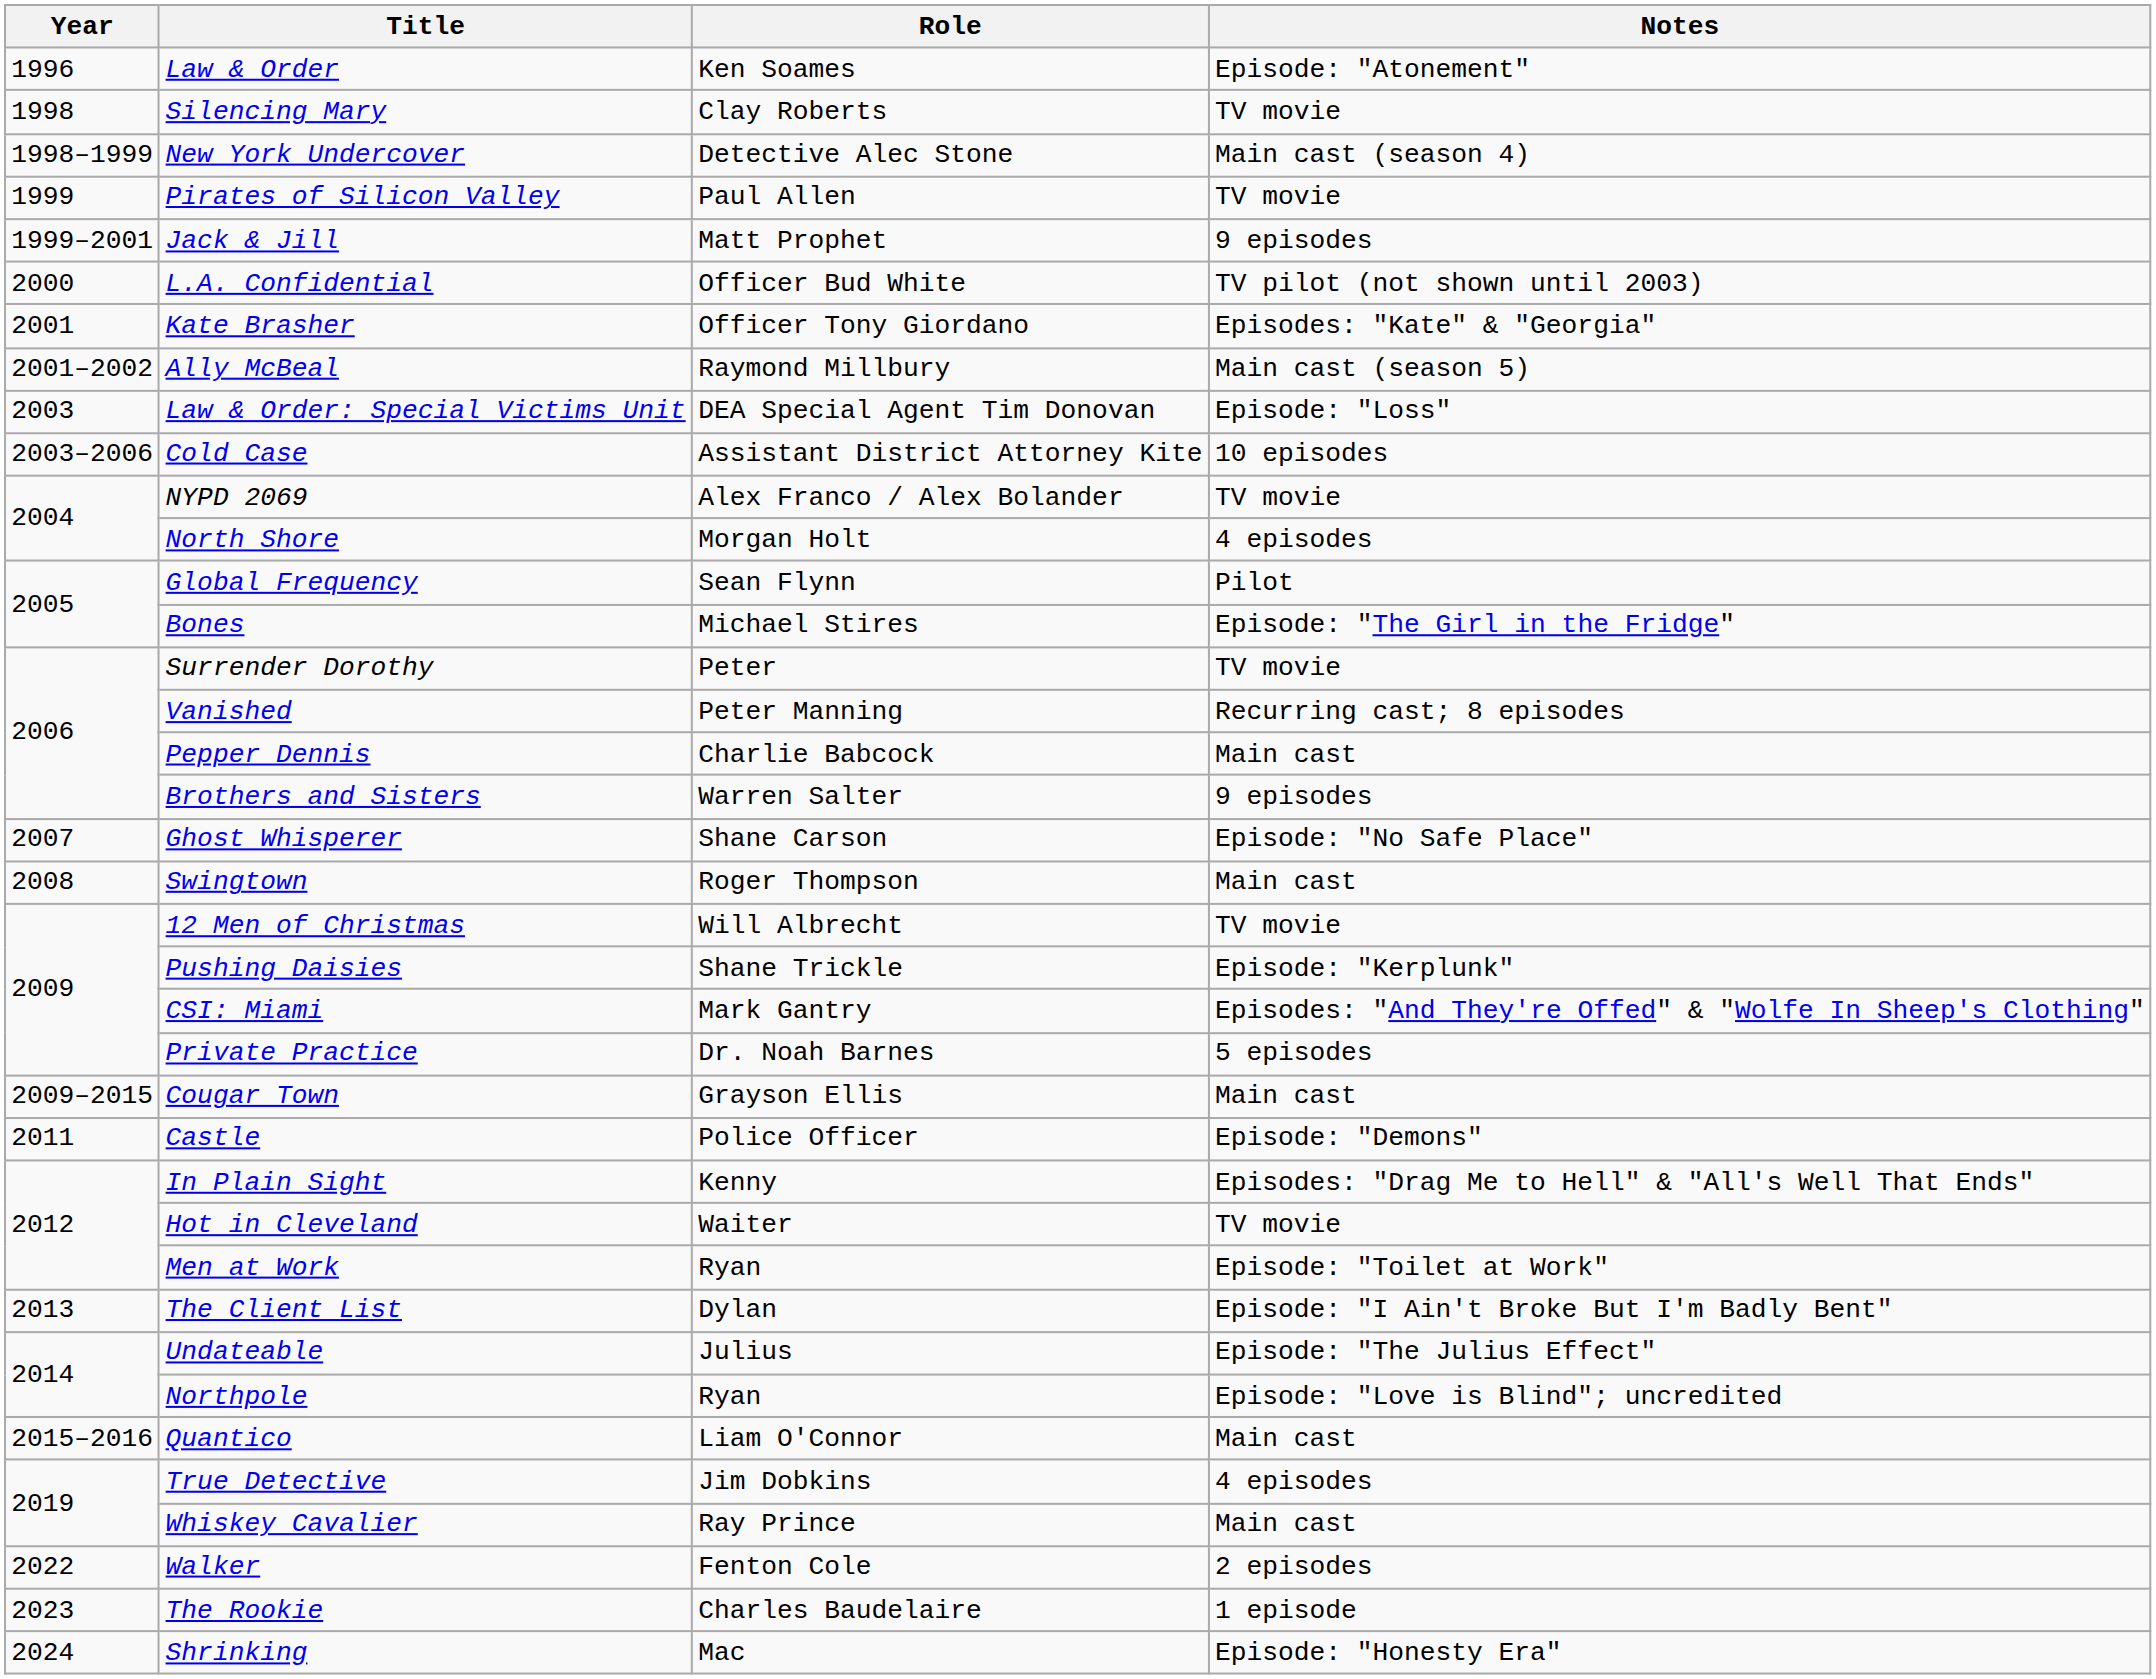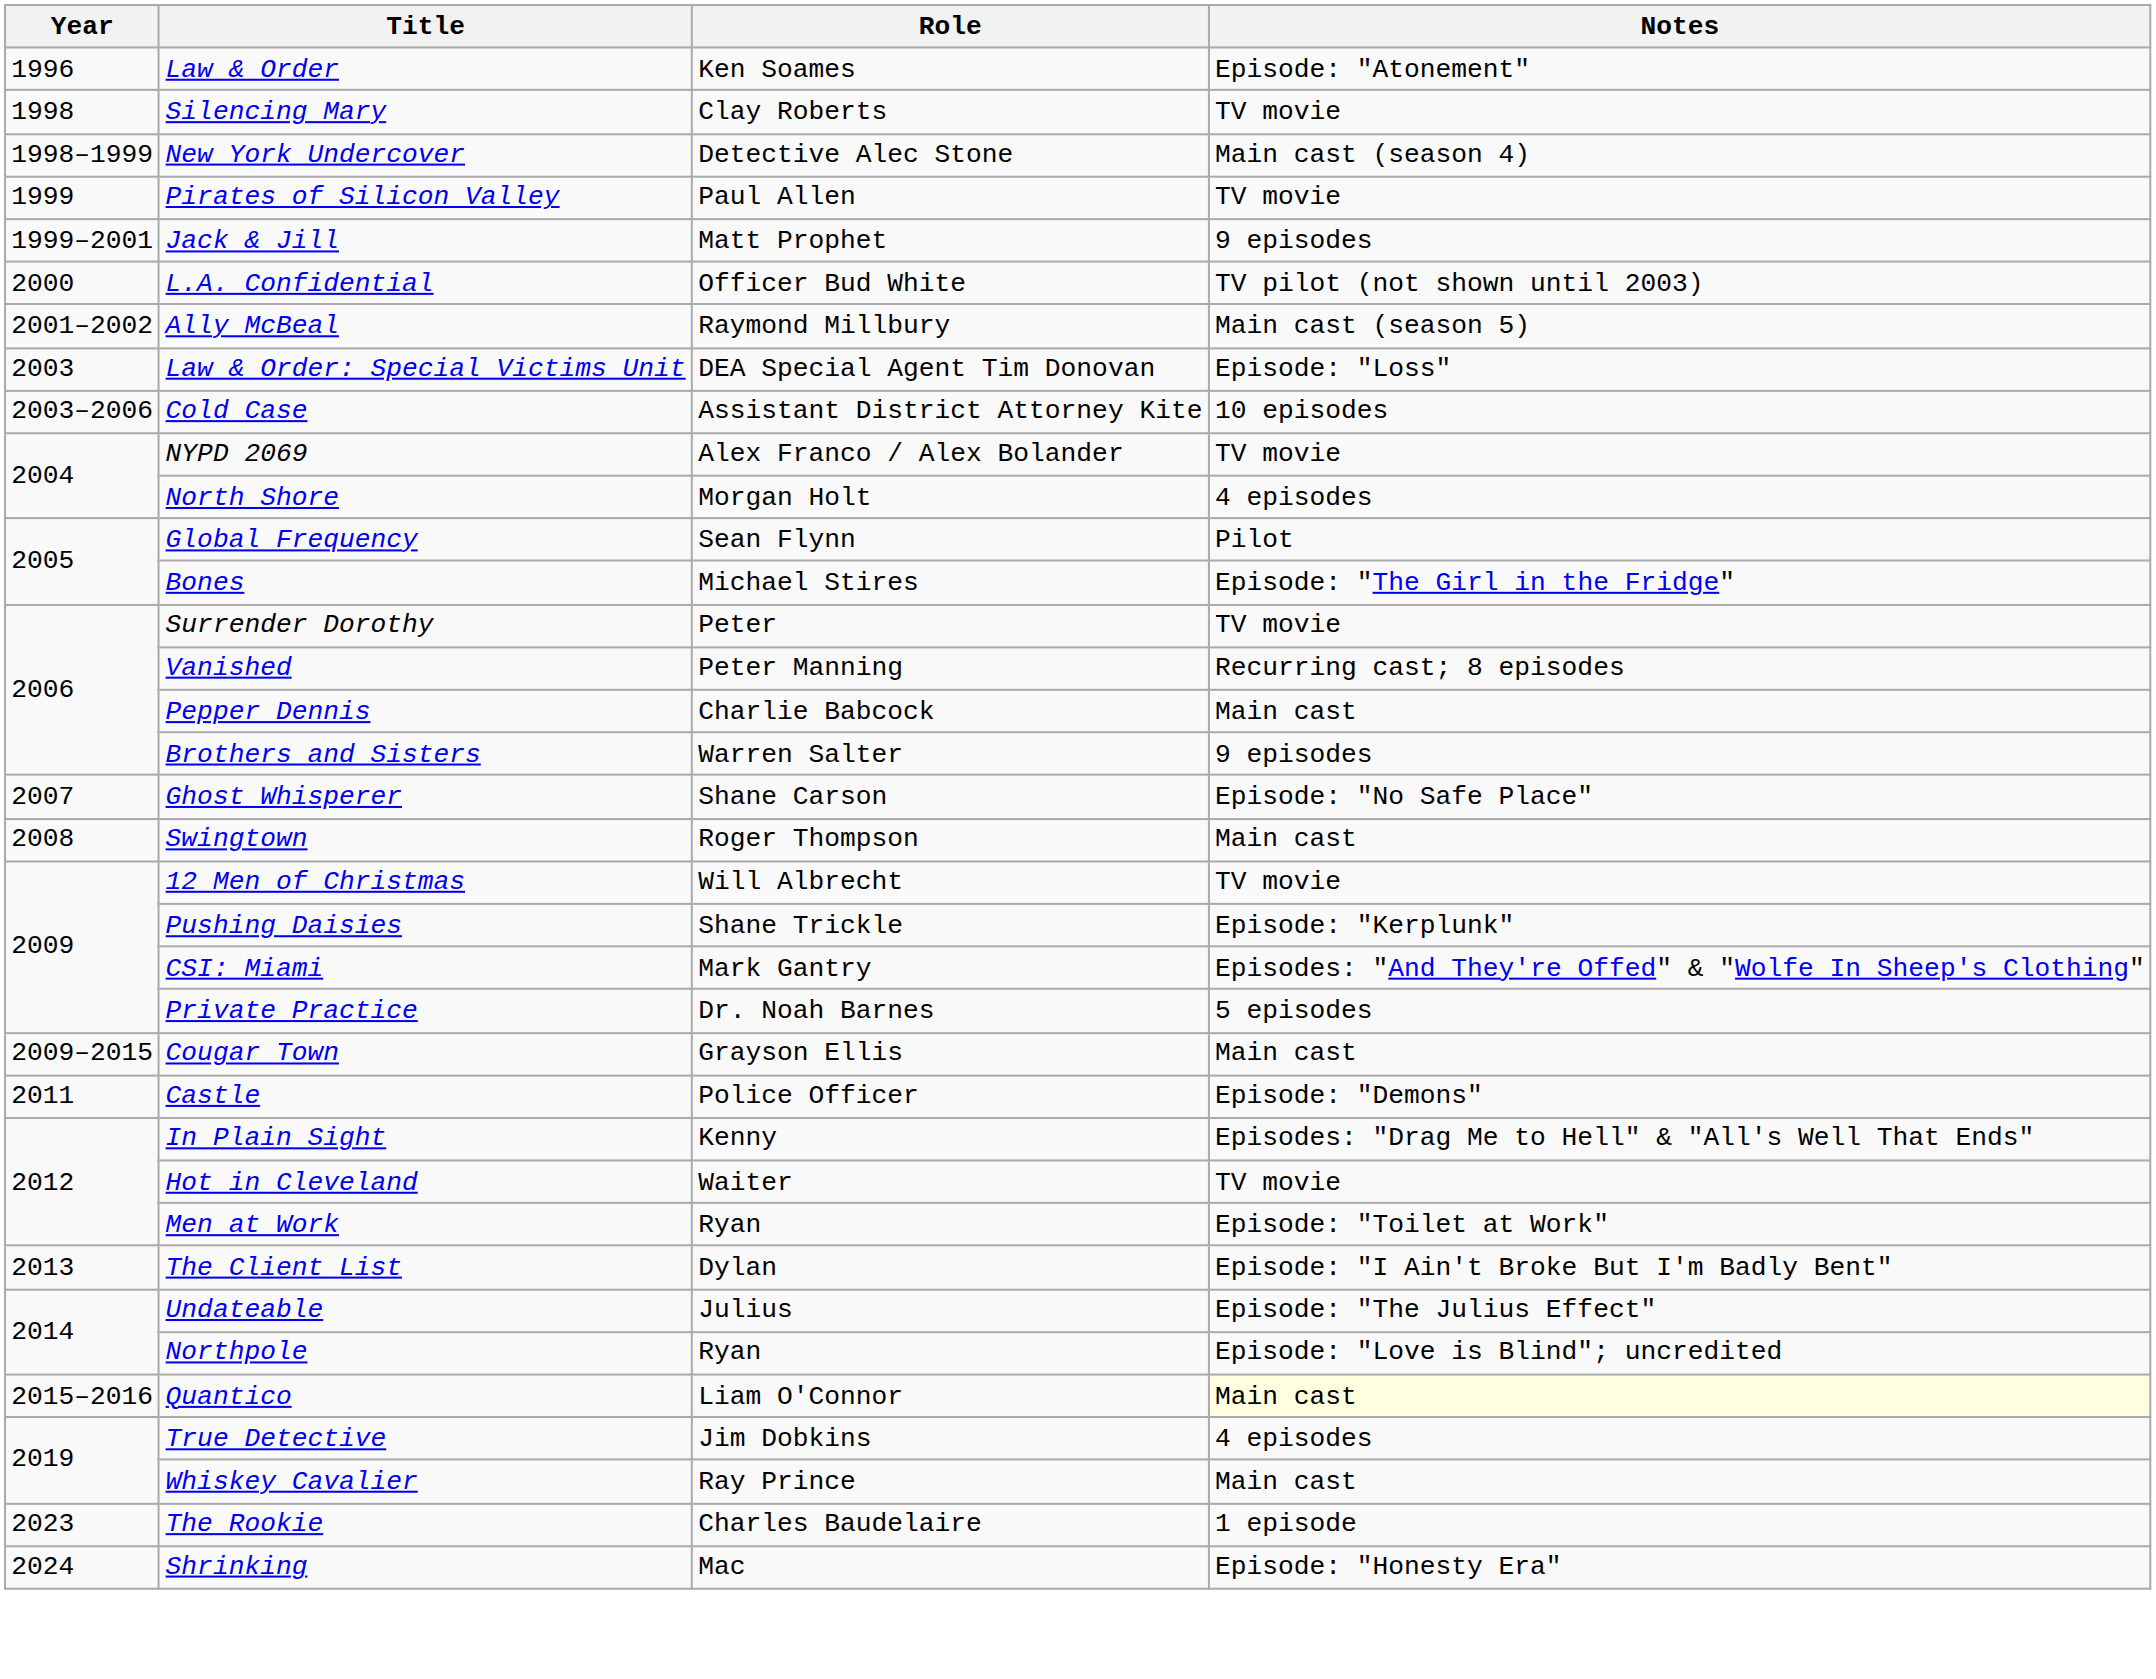- row: (260, 326)
(1286, 1439) no background -> (1286, 1396) lightyellow background
- row: (213, 1567)
